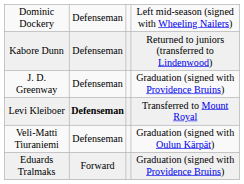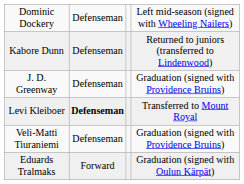(185, 138) Graduation (signed with Oulun Kärpät) -> (185, 138) Graduation (signed with Providence Bruins)
(185, 166) Graduation (signed with Providence Bruins) -> (185, 166) Graduation (signed with Oulun Kärpät)
